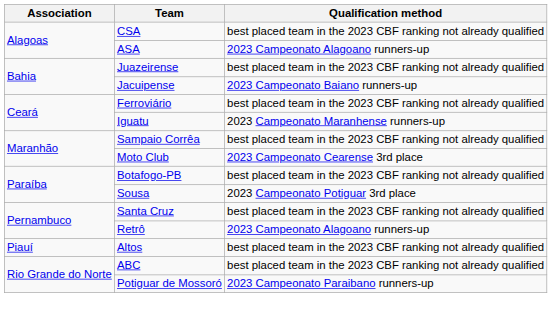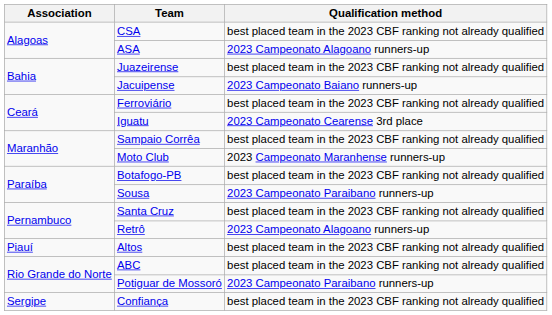(336, 121) 2023 Campeonato Maranhense runners-up -> (325, 121) 2023 Campeonato Cearense 3rd place
(325, 157) 2023 Campeonato Cearense 3rd place -> (336, 157) 2023 Campeonato Maranhense runners-up
(322, 193) 2023 Campeonato Potiguar 3rd place -> (330, 193) 2023 Campeonato Paraibano runners-up
+ row: (143, 301)
